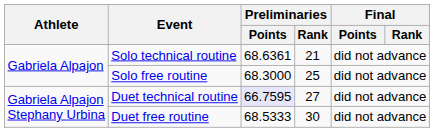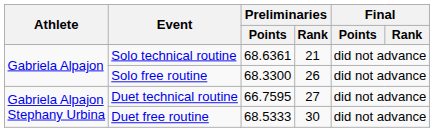(268, 76) 68.3000 -> (268, 76) 68.3300
(313, 76) 25 -> (313, 76) 26
(268, 97) lavender background -> (268, 97) no background
